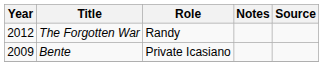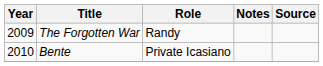(20, 33) 2012 -> (20, 33) 2009
(20, 52) 2009 -> (20, 52) 2010
